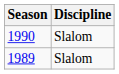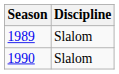rows swapped: (21, 58) <-> (21, 36)
